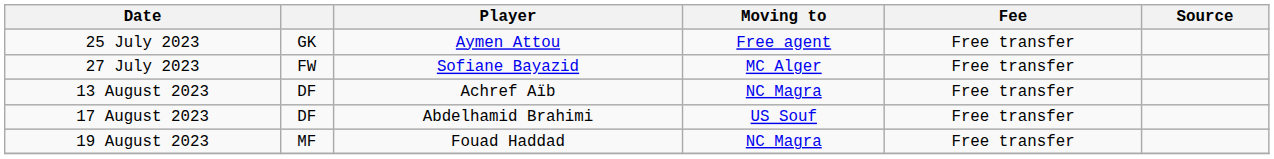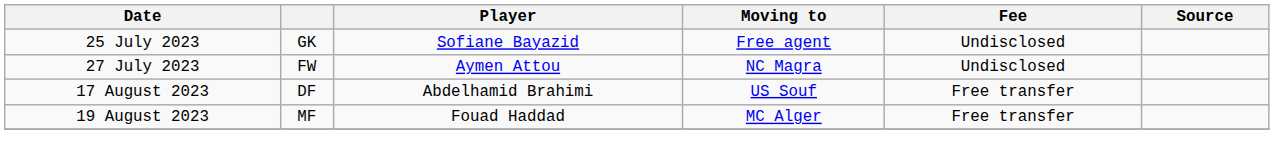(508, 42) Aymen Attou -> (508, 42) Sofiane Bayazid
(1013, 42) Free transfer -> (1013, 42) Undisclosed
(508, 67) Sofiane Bayazid -> (508, 67) Aymen Attou
(784, 67) MC Alger -> (784, 67) NC Magra
(1013, 67) Free transfer -> (1013, 67) Undisclosed
- row: (143, 92)
(784, 142) NC Magra -> (784, 117) MC Alger
